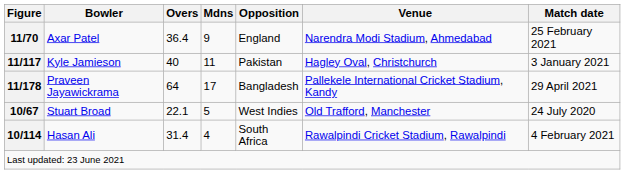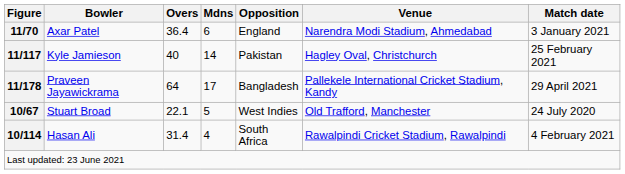(207, 37) 9 -> (207, 31) 6
(562, 37) 25 February 2021 -> (570, 31) 3 January 2021
(210, 62) 11 -> (210, 55) 14
(570, 62) 3 January 2021 -> (562, 55) 25 February 2021
